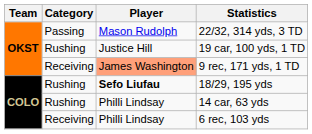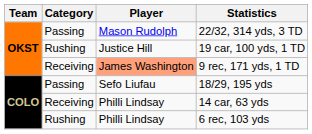(65, 84) Rushing -> (64, 84) Passing
(129, 84) bold -> (127, 84) normal
(65, 102) Rushing -> (69, 102) Receiving
(69, 119) Receiving -> (65, 119) Rushing
